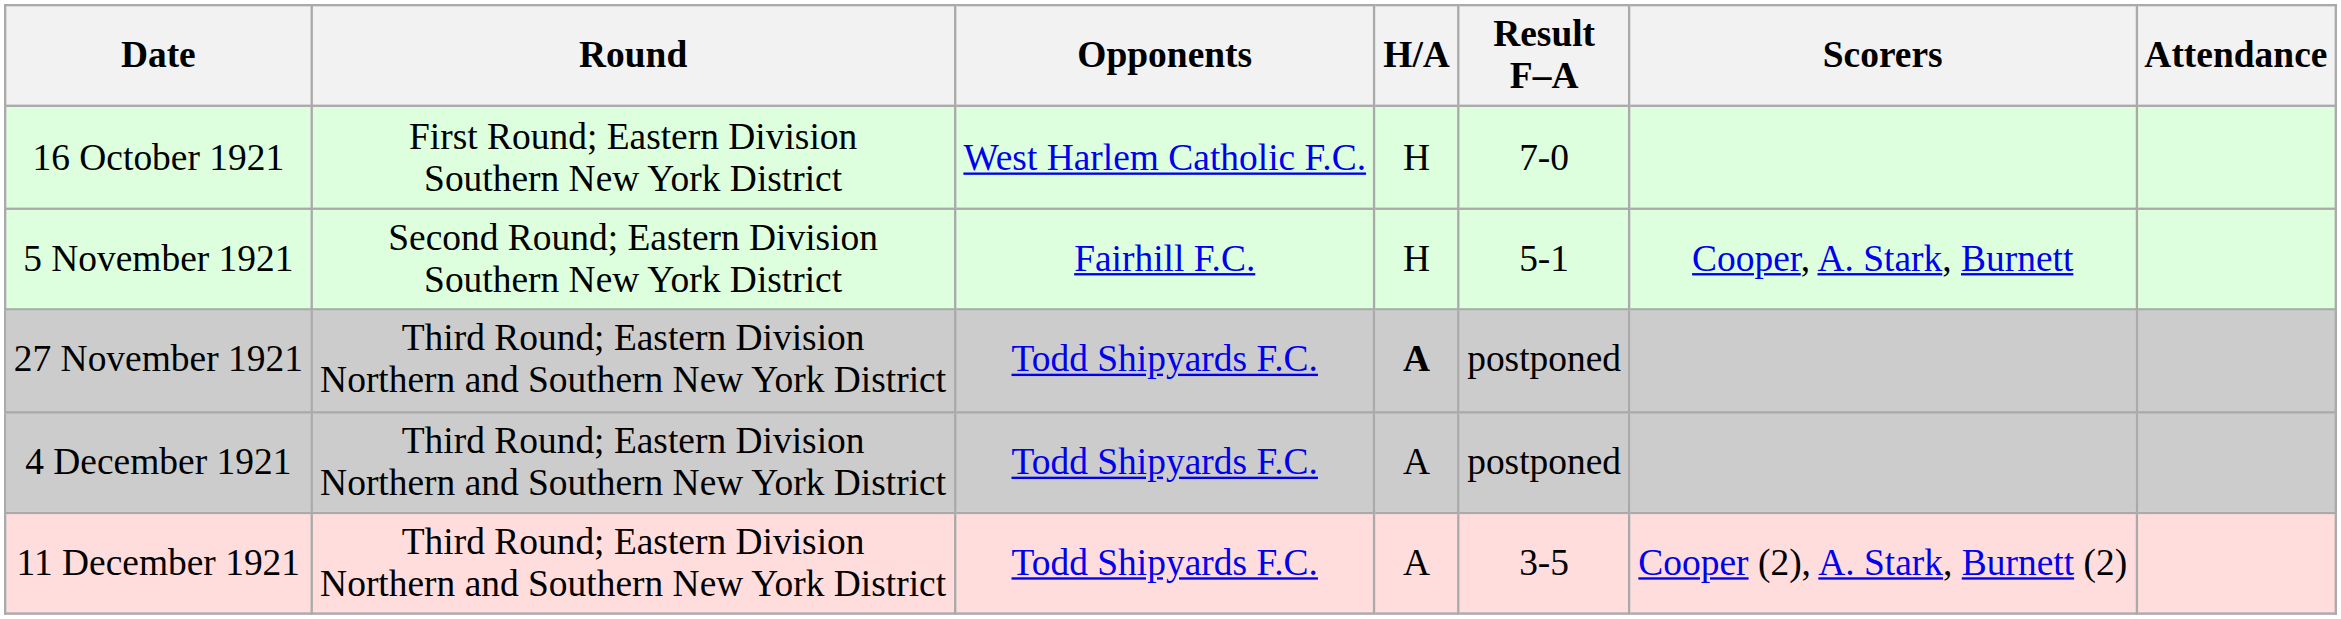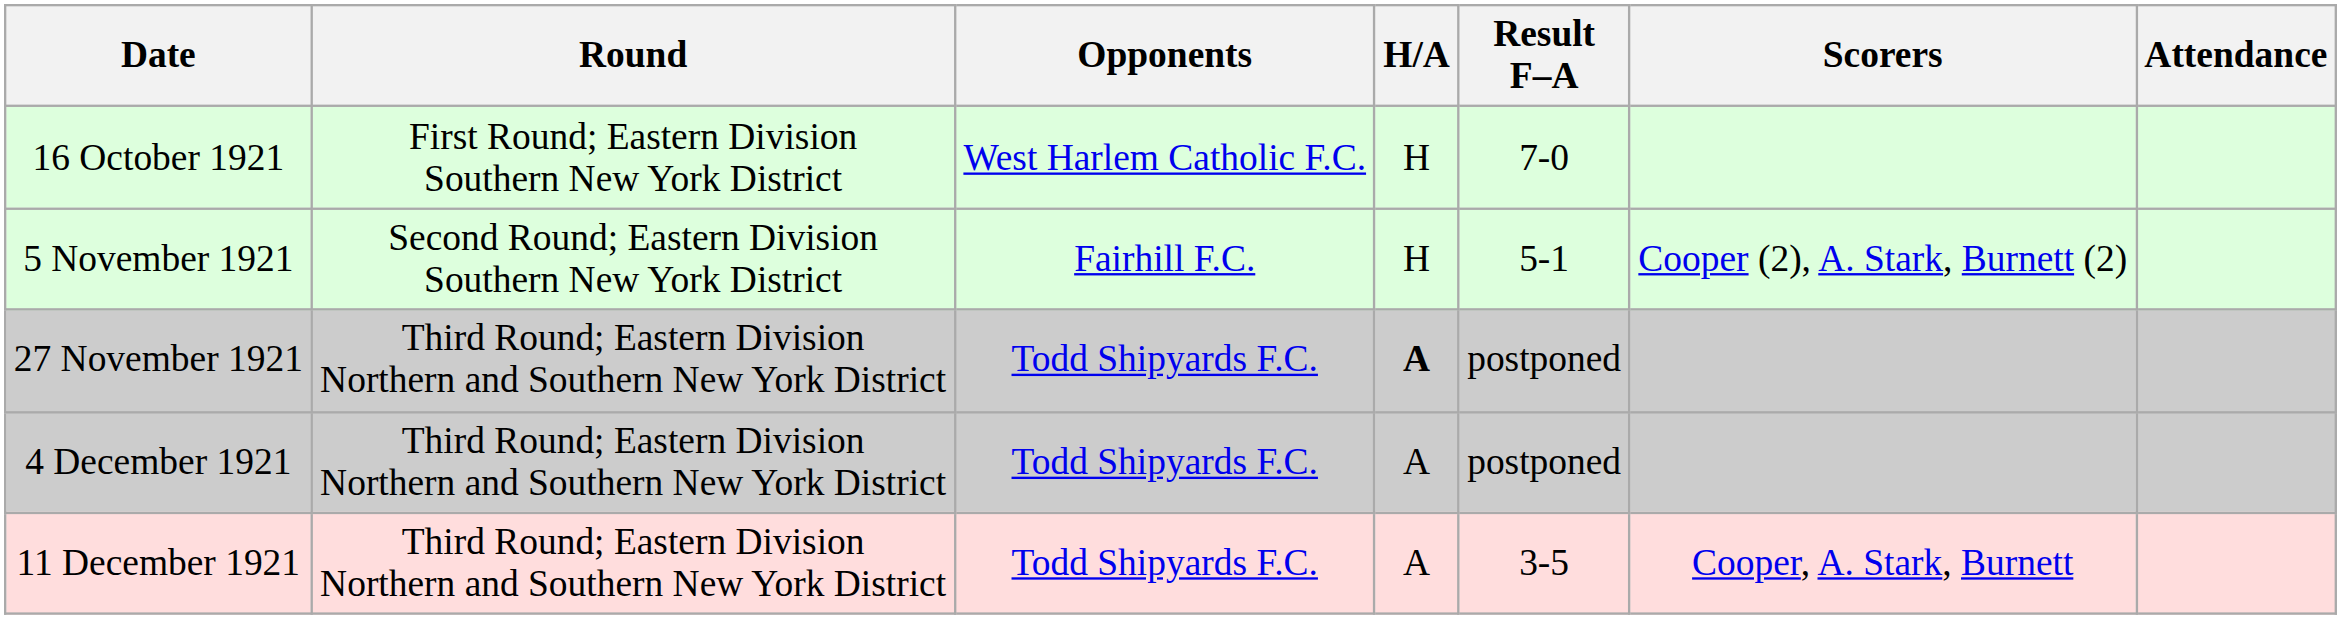(1883, 258) Cooper, A. Stark, Burnett -> (1883, 258) Cooper (2), A. Stark, Burnett (2)
(1883, 562) Cooper (2), A. Stark, Burnett (2) -> (1883, 562) Cooper, A. Stark, Burnett
